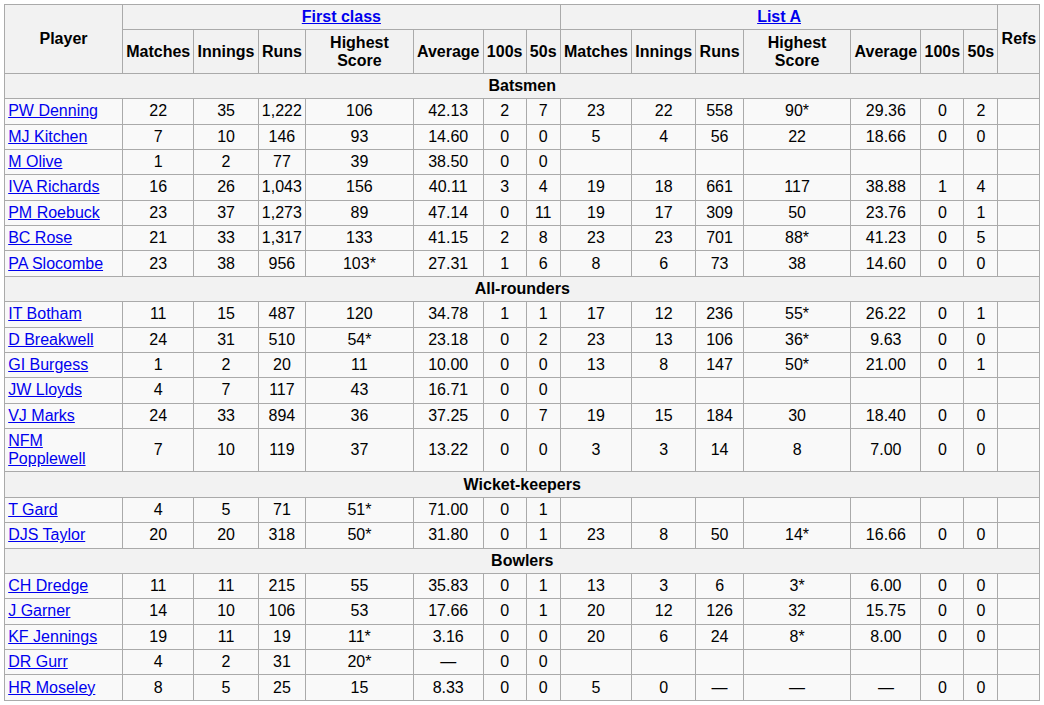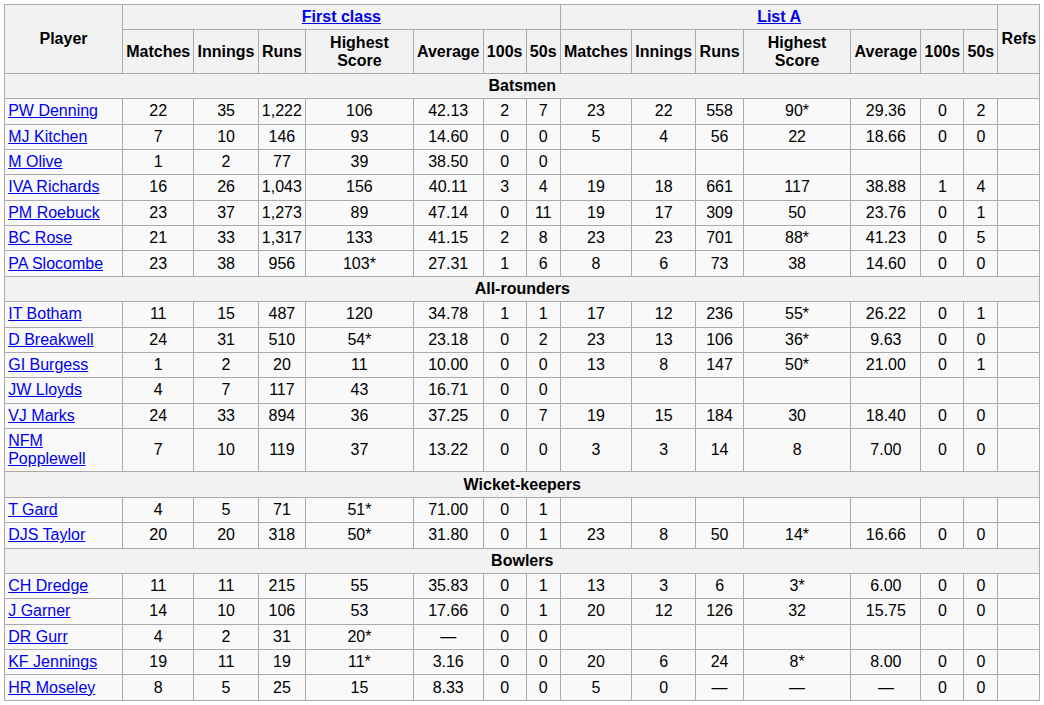rows swapped: (38, 662) <-> (53, 636)
